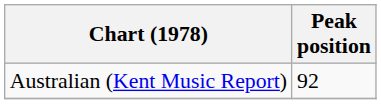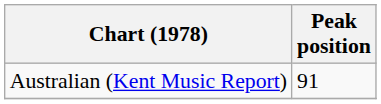(308, 80) 92 -> (308, 80) 91
